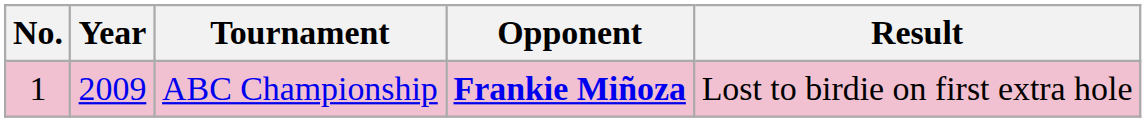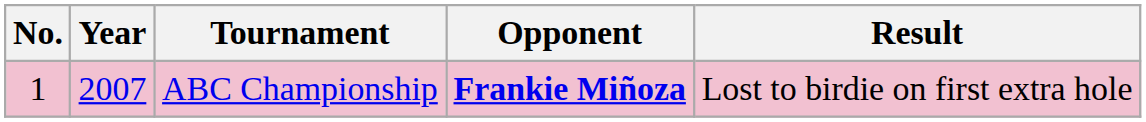(112, 88) 2009 -> (112, 88) 2007
